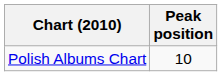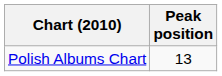(183, 58) 10 -> (183, 58) 13
